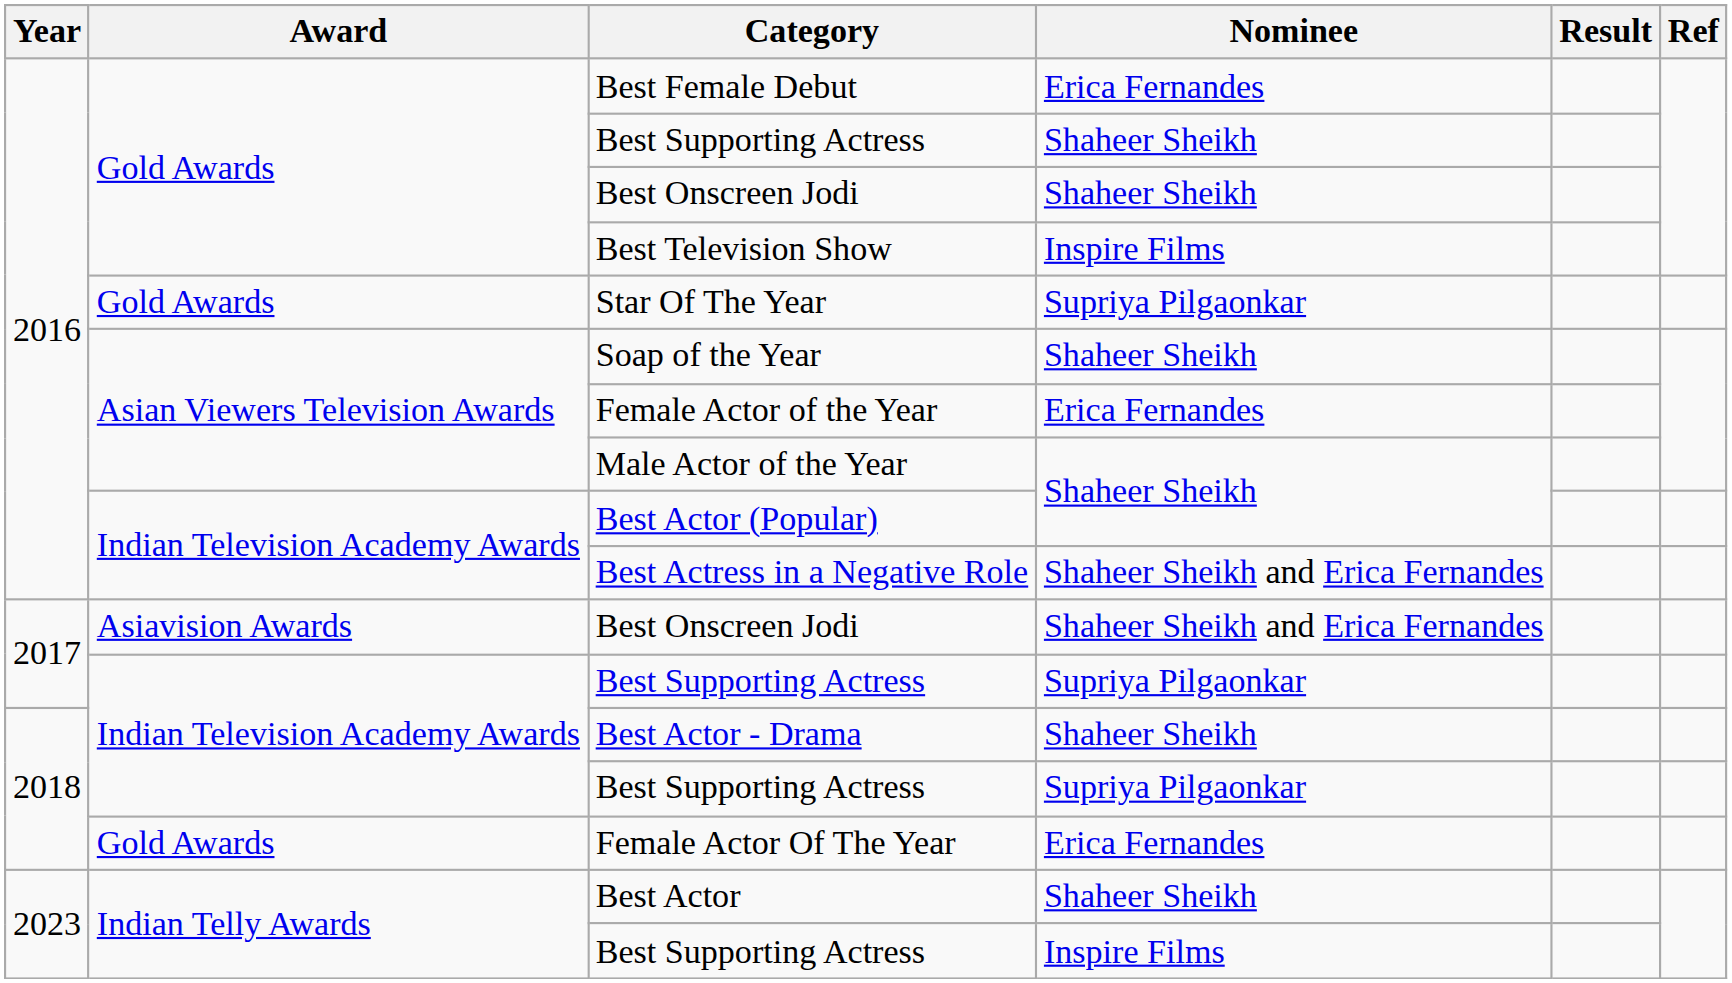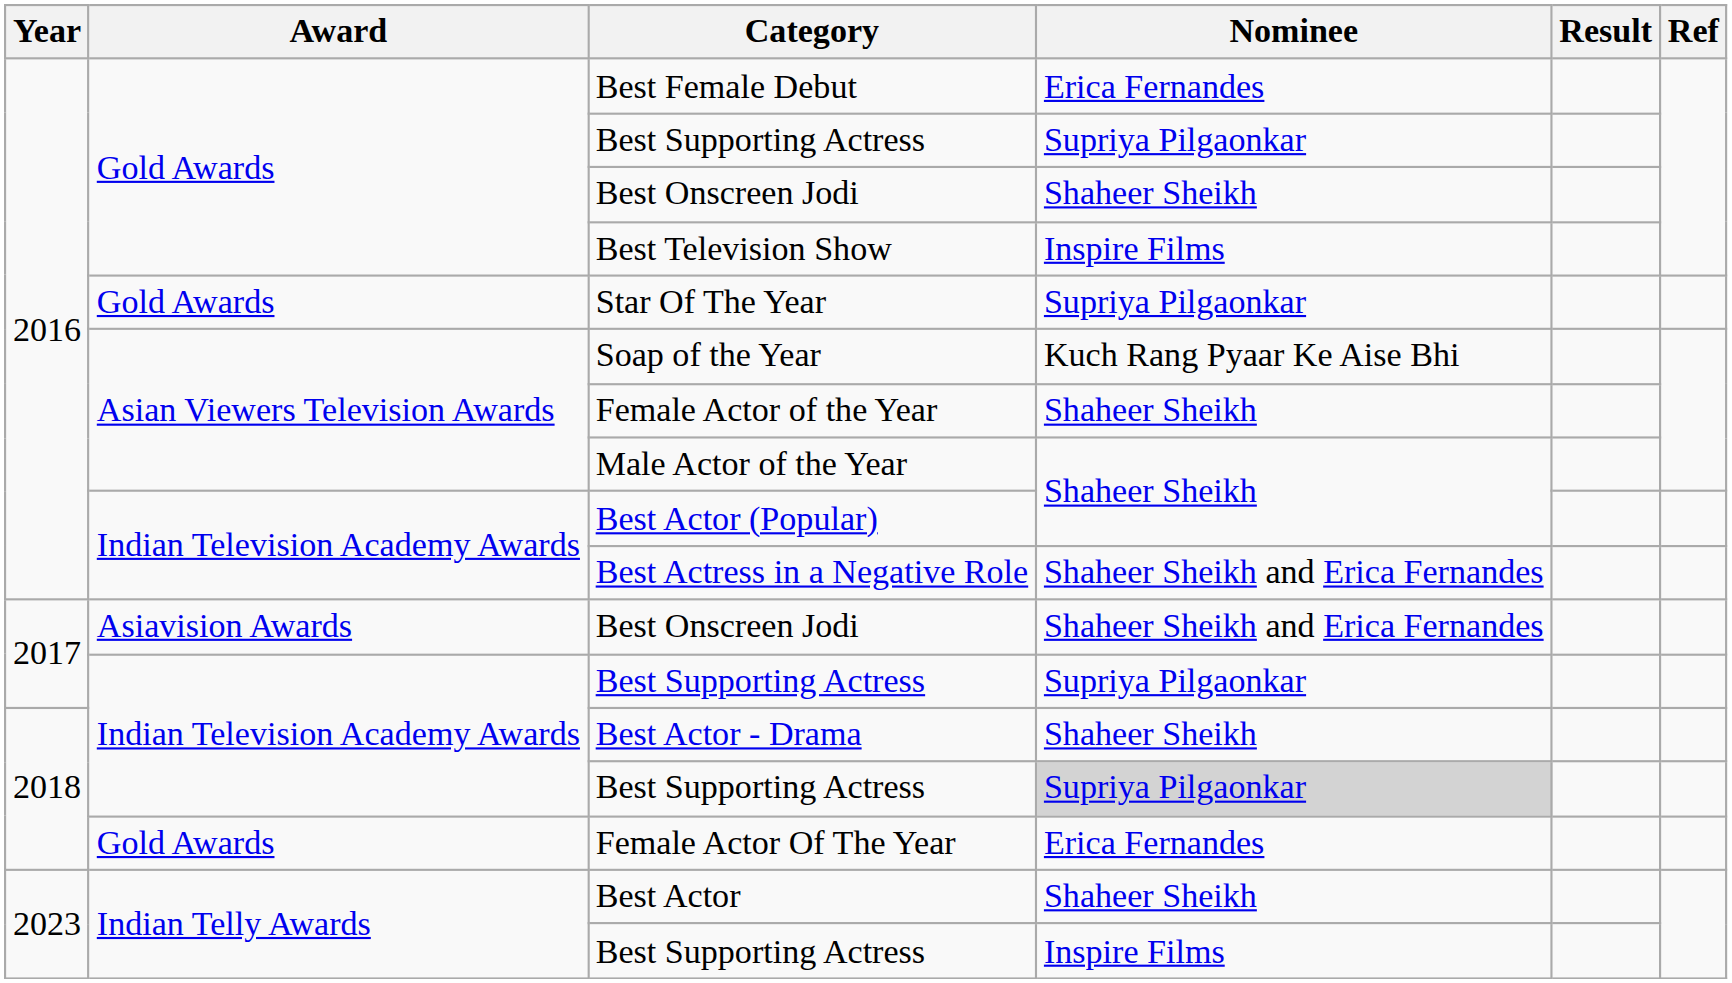(1150, 139) Shaheer Sheikh -> (1175, 139) Supriya Pilgaonkar
(1150, 355) Shaheer Sheikh -> (1252, 355) Kuch Rang Pyaar Ke Aise Bhi
(1154, 409) Erica Fernandes -> (1150, 409) Shaheer Sheikh
(1175, 788) no background -> (1175, 788) lightgrey background
